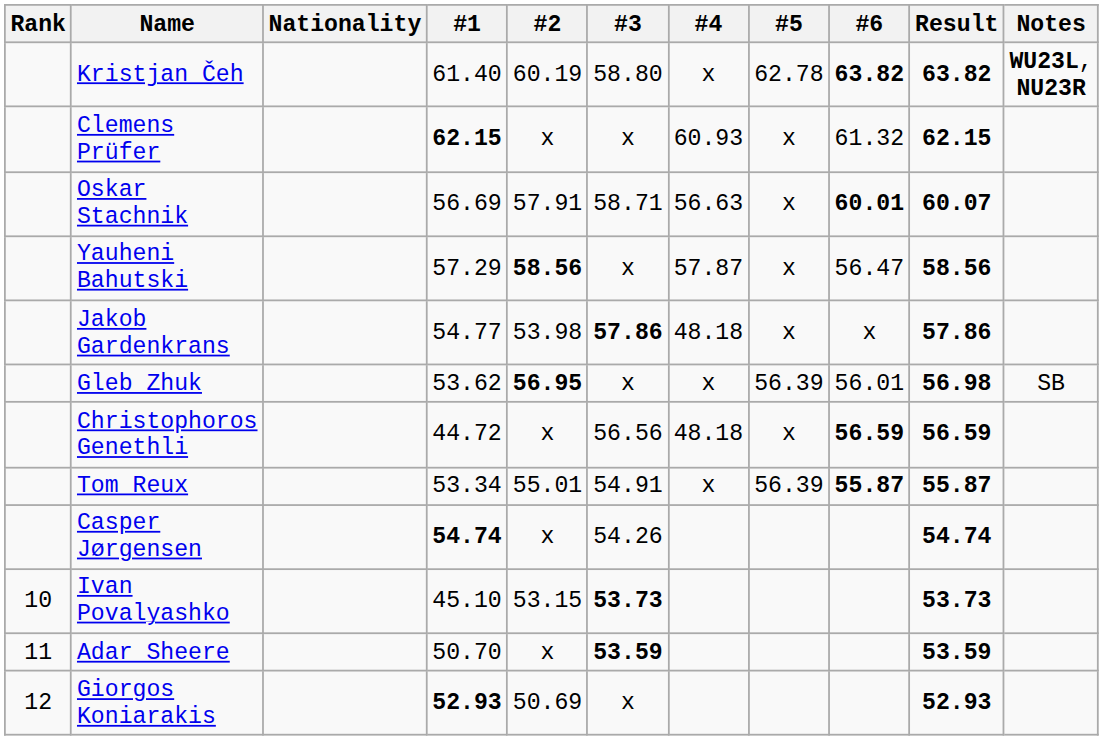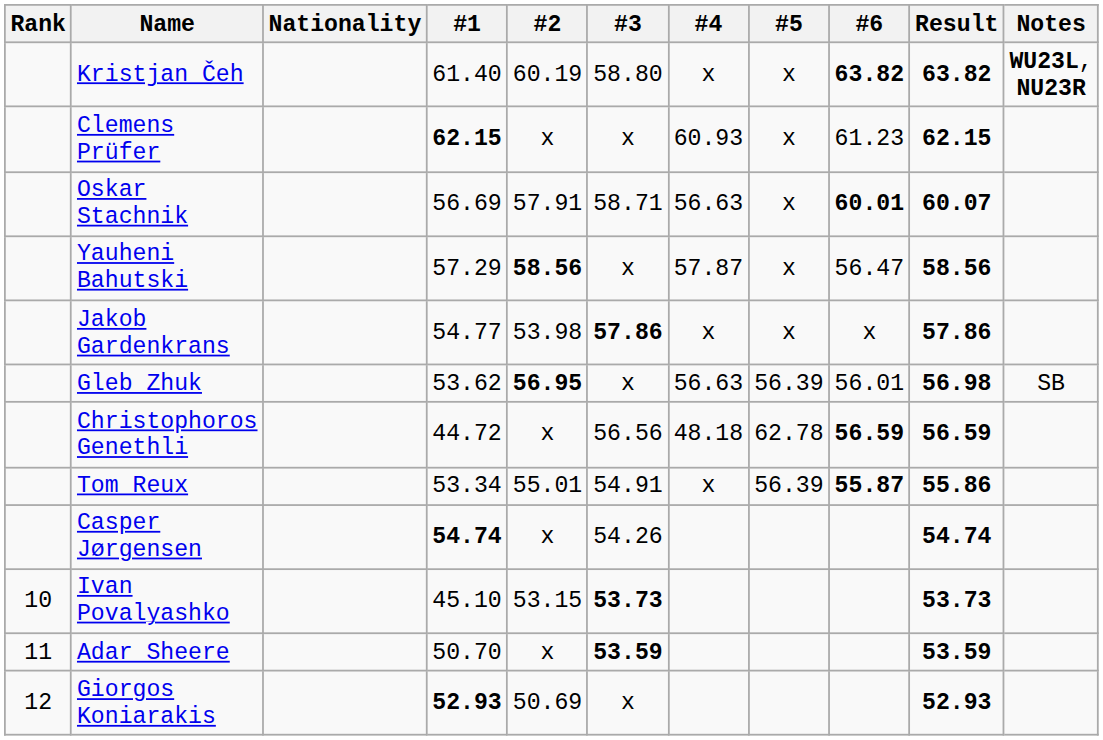(789, 75) 62.78 -> (789, 75) x
(869, 139) 61.32 -> (869, 139) 61.23
(708, 332) 48.18 -> (708, 332) x
(708, 384) x -> (708, 384) 56.63
(789, 435) x -> (789, 435) 62.78
(957, 486) 55.87 -> (957, 486) 55.86
